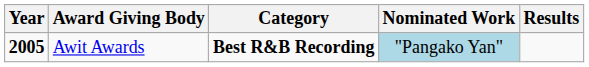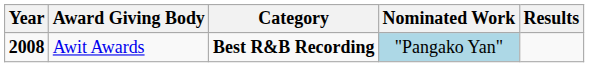(27, 47) 2005 -> (27, 47) 2008
